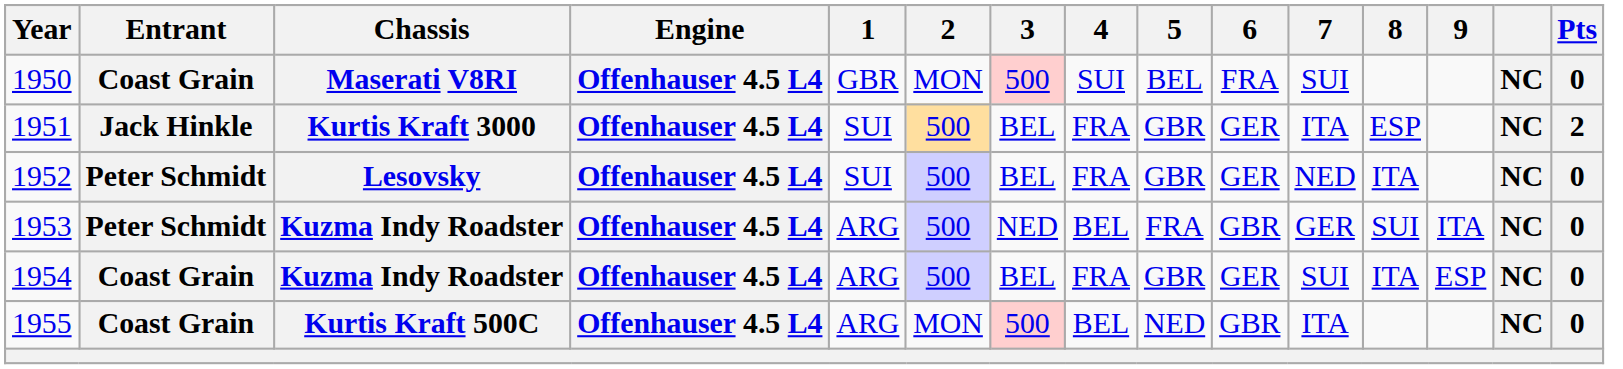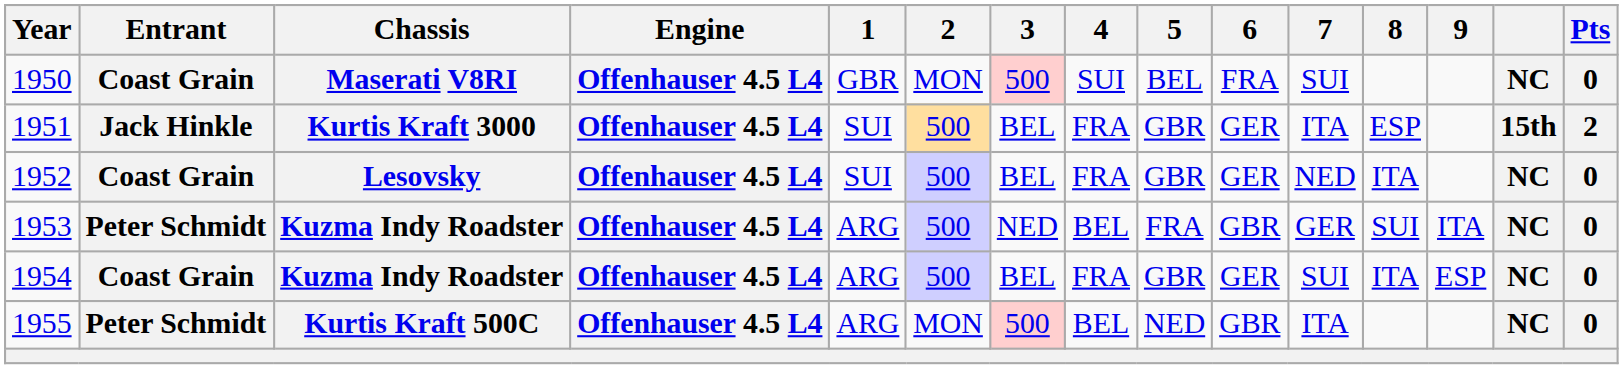(1522, 127) NC -> (1528, 127) 15th
(176, 176) Peter Schmidt -> (176, 176) Coast Grain
(176, 324) Coast Grain -> (176, 324) Peter Schmidt
